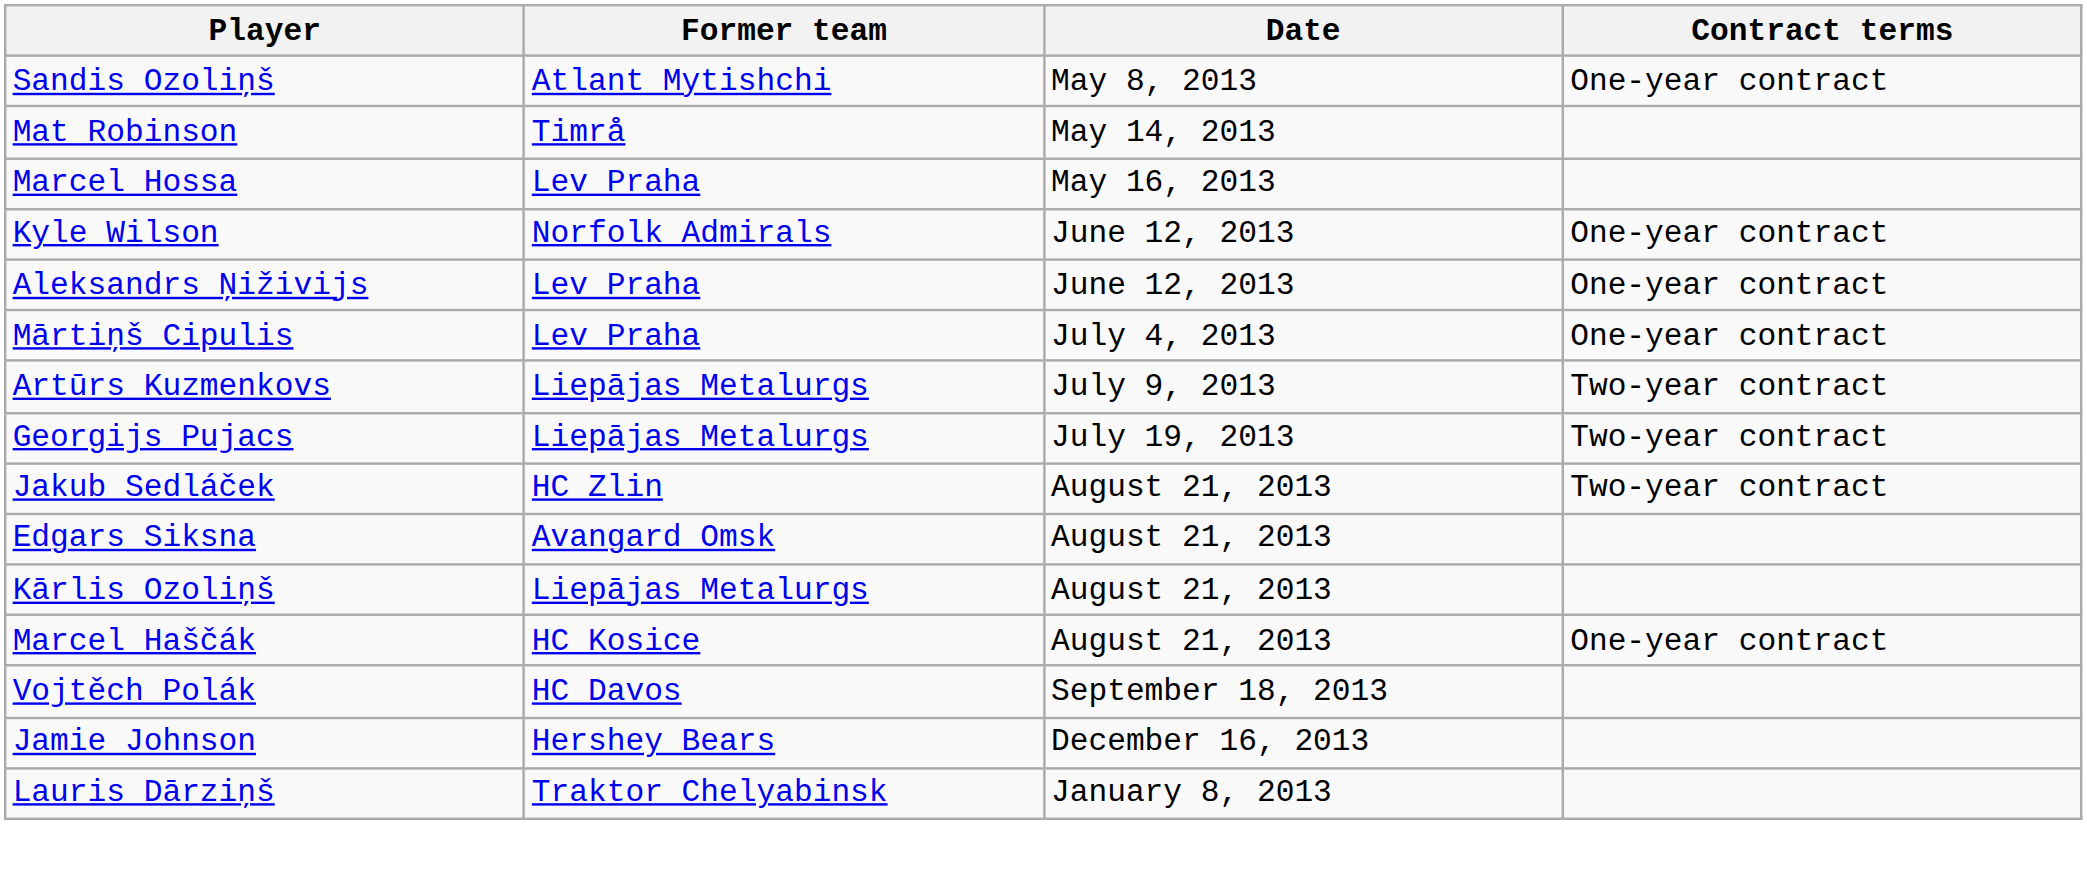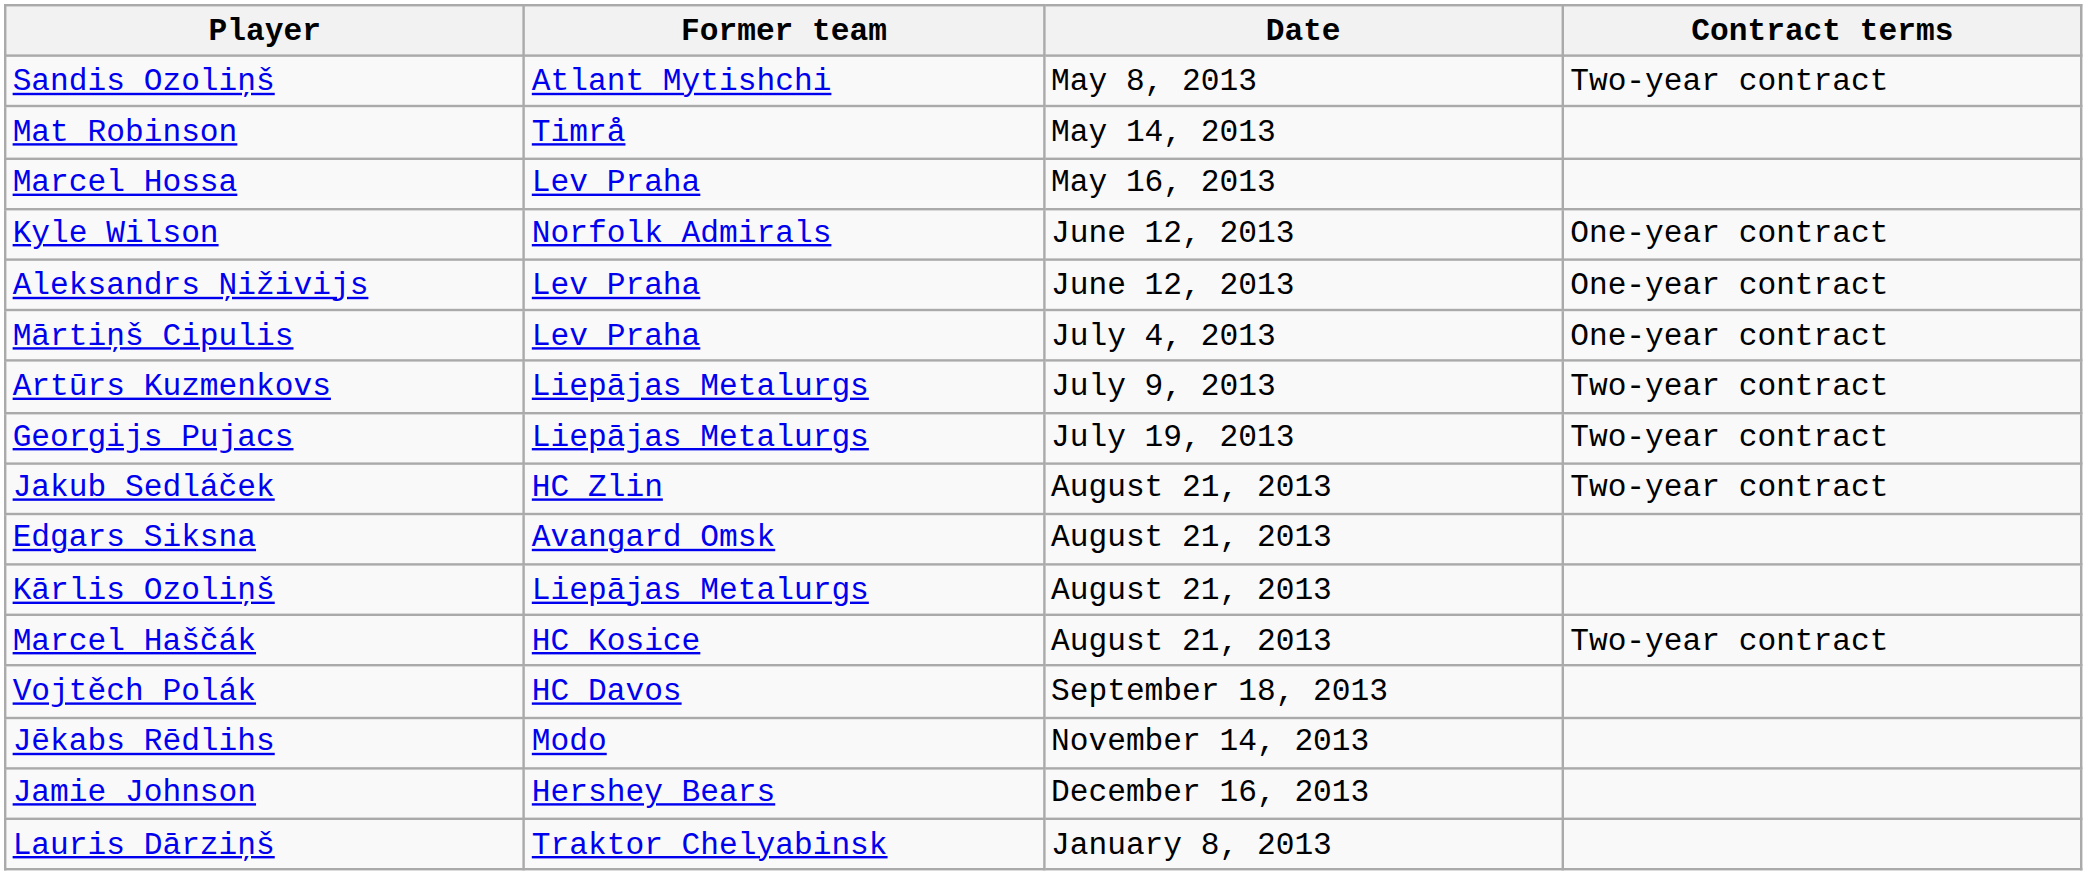(1729, 81) One-year contract -> (1729, 81) Two-year contract
(1729, 641) One-year contract -> (1729, 641) Two-year contract
+ row: (144, 743)
